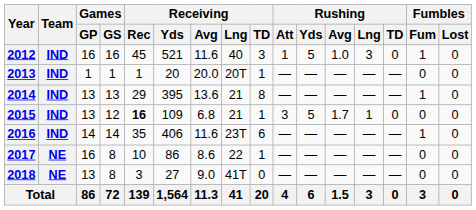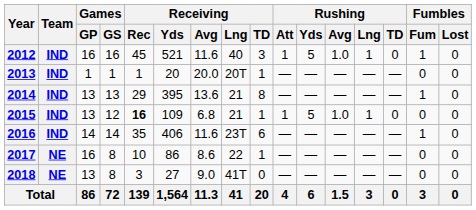(369, 54) 3 -> (369, 54) 1
(285, 114) 3 -> (285, 114) 1
(340, 114) 1.7 -> (340, 114) 1.0
